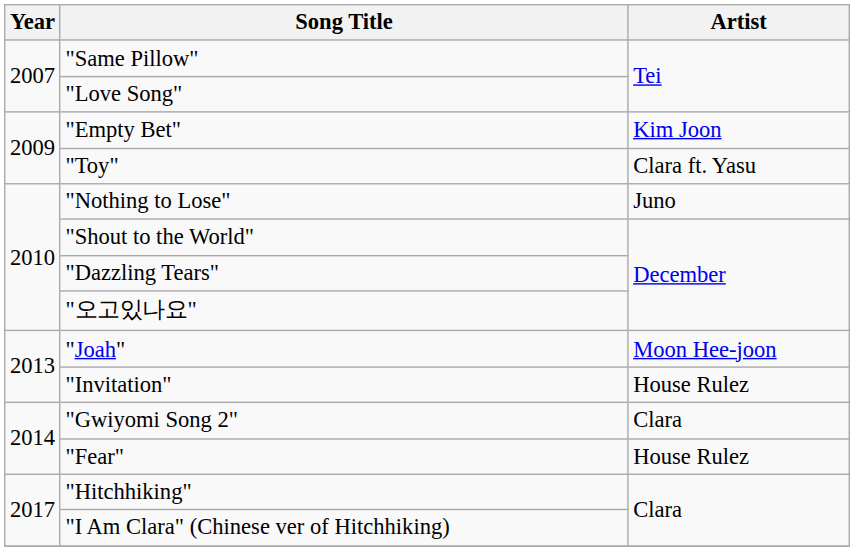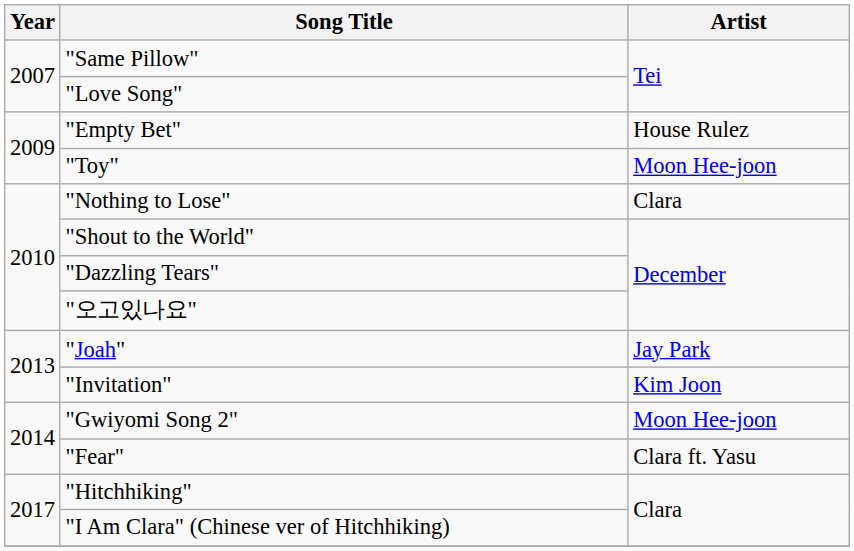(677, 129) Kim Joon -> (691, 129) House Rulez
(695, 165) Clara ft. Yasu -> (705, 165) Moon Hee-joon
(654, 201) Juno -> (658, 201) Clara
(705, 348) Moon Hee-joon -> (672, 348) Jay Park
(691, 384) House Rulez -> (677, 384) Kim Joon
(658, 420) Clara -> (705, 420) Moon Hee-joon
(691, 455) House Rulez -> (695, 455) Clara ft. Yasu
